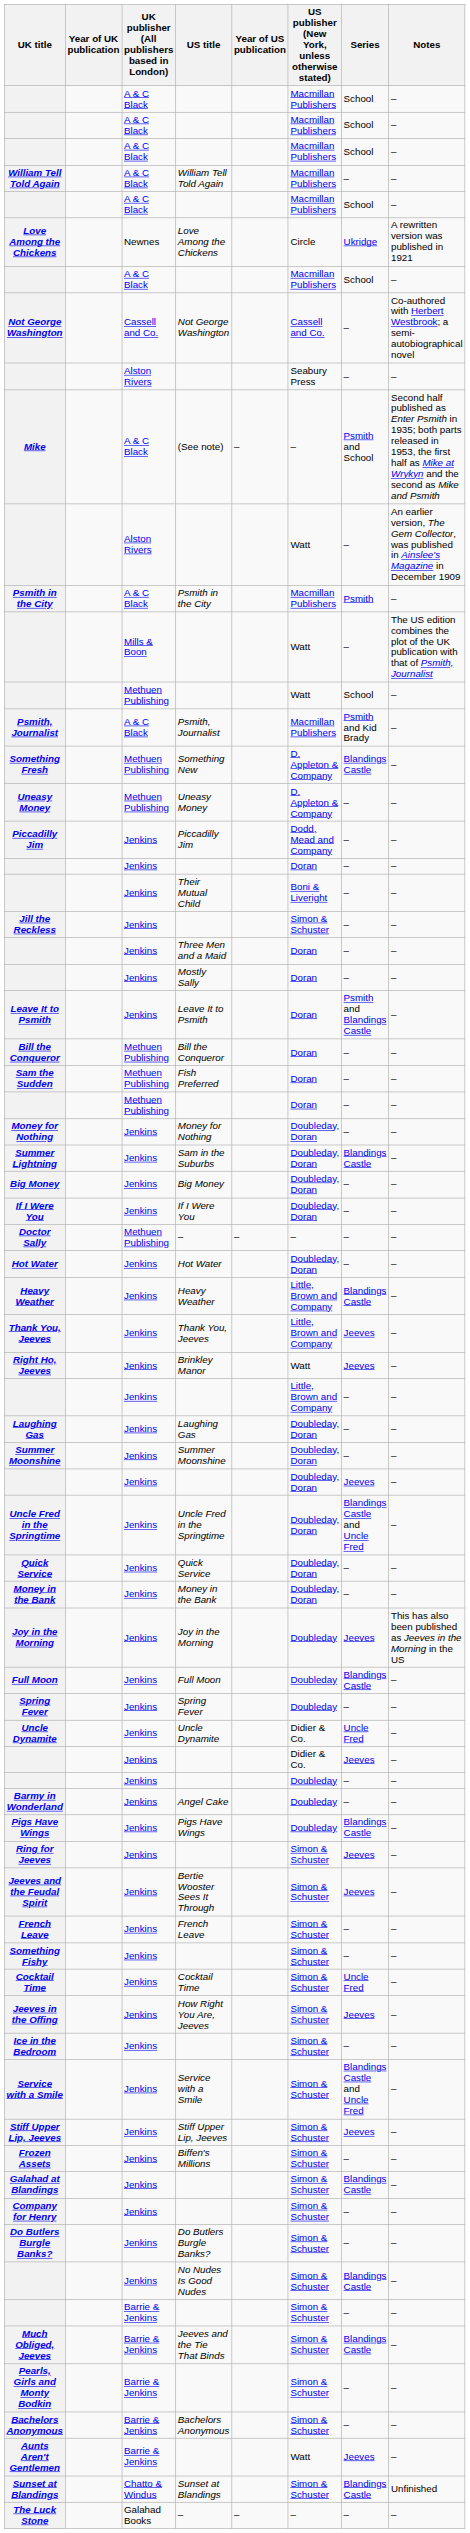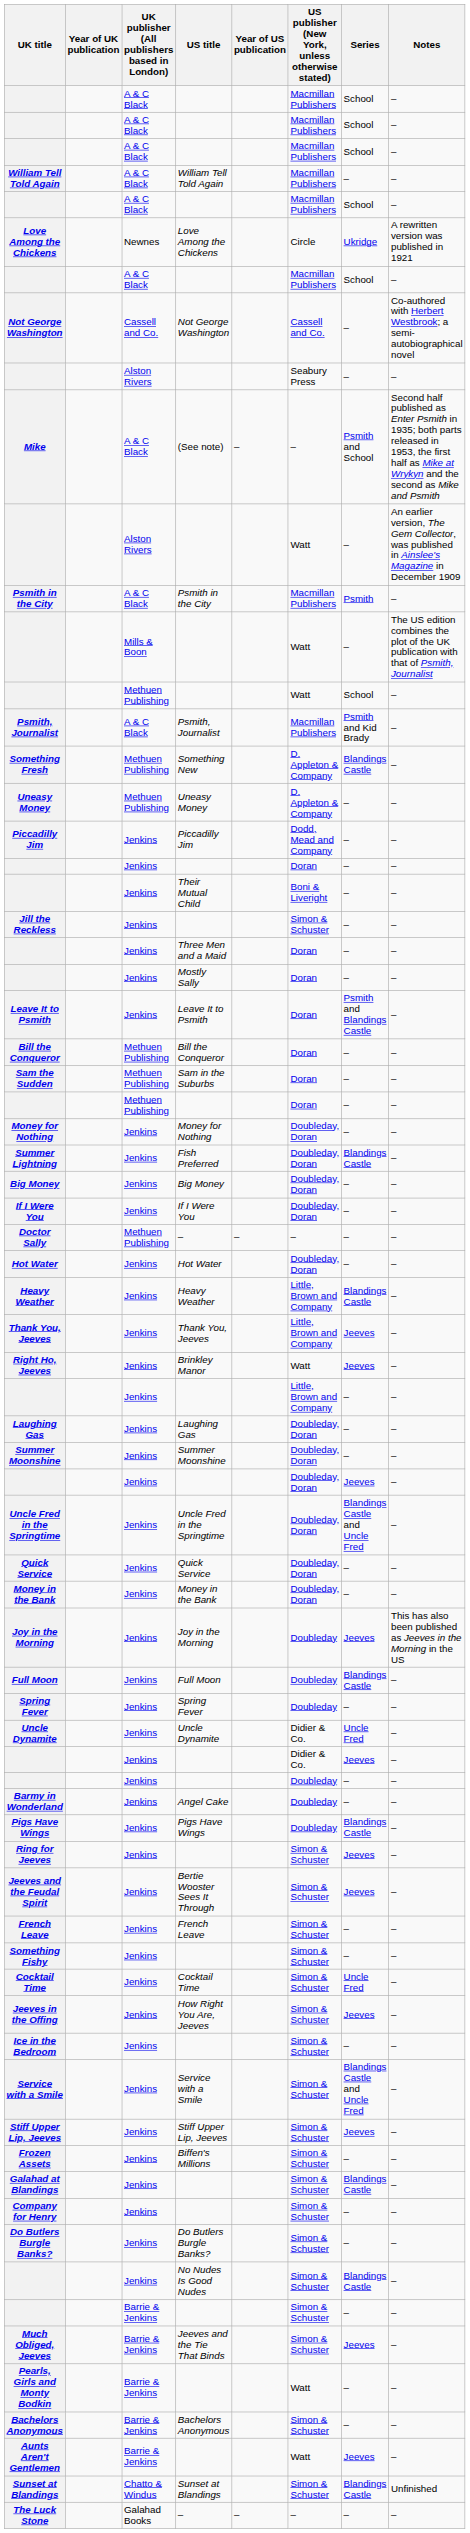(198, 1078) Fish Preferred -> (201, 1078) Sam in the Suburbs
(201, 1158) Sam in the Suburbs -> (198, 1158) Fish Preferred
(365, 2344) Blandings Castle -> (359, 2344) Jeeves
(310, 2387) Simon & Schuster -> (300, 2387) Watt
